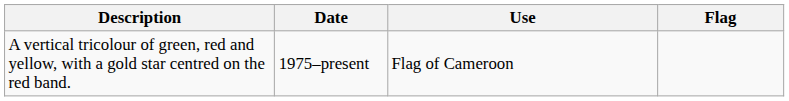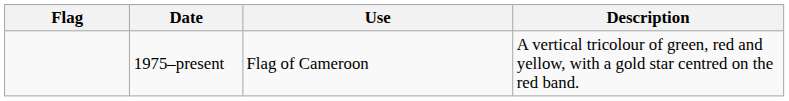columns swapped: (720, 17) <-> (140, 17)
